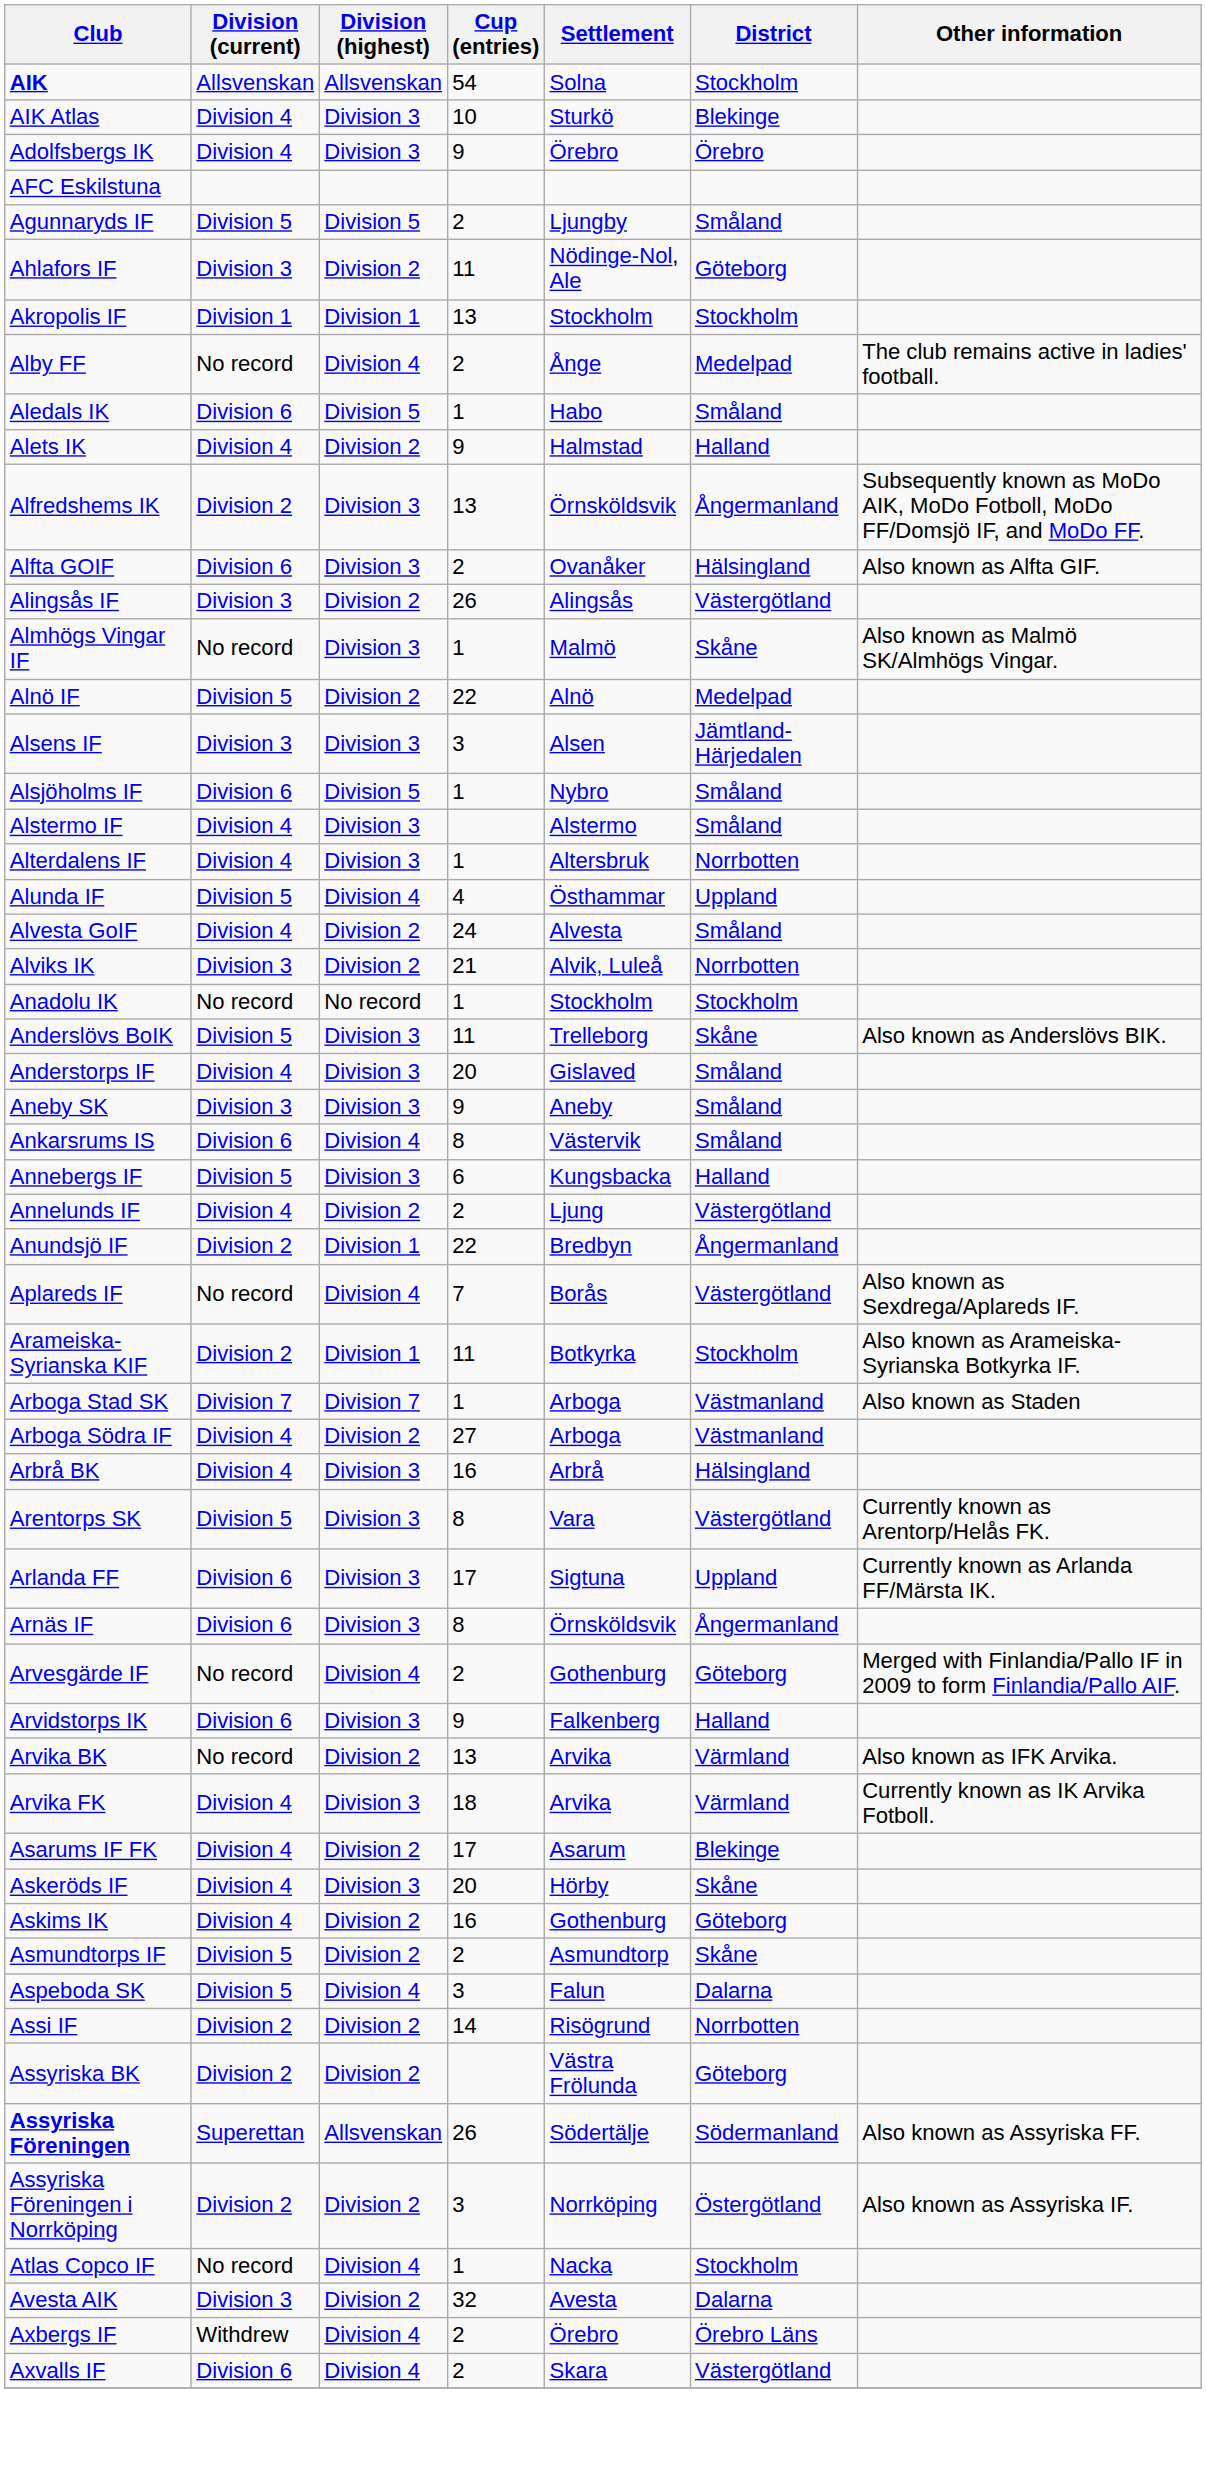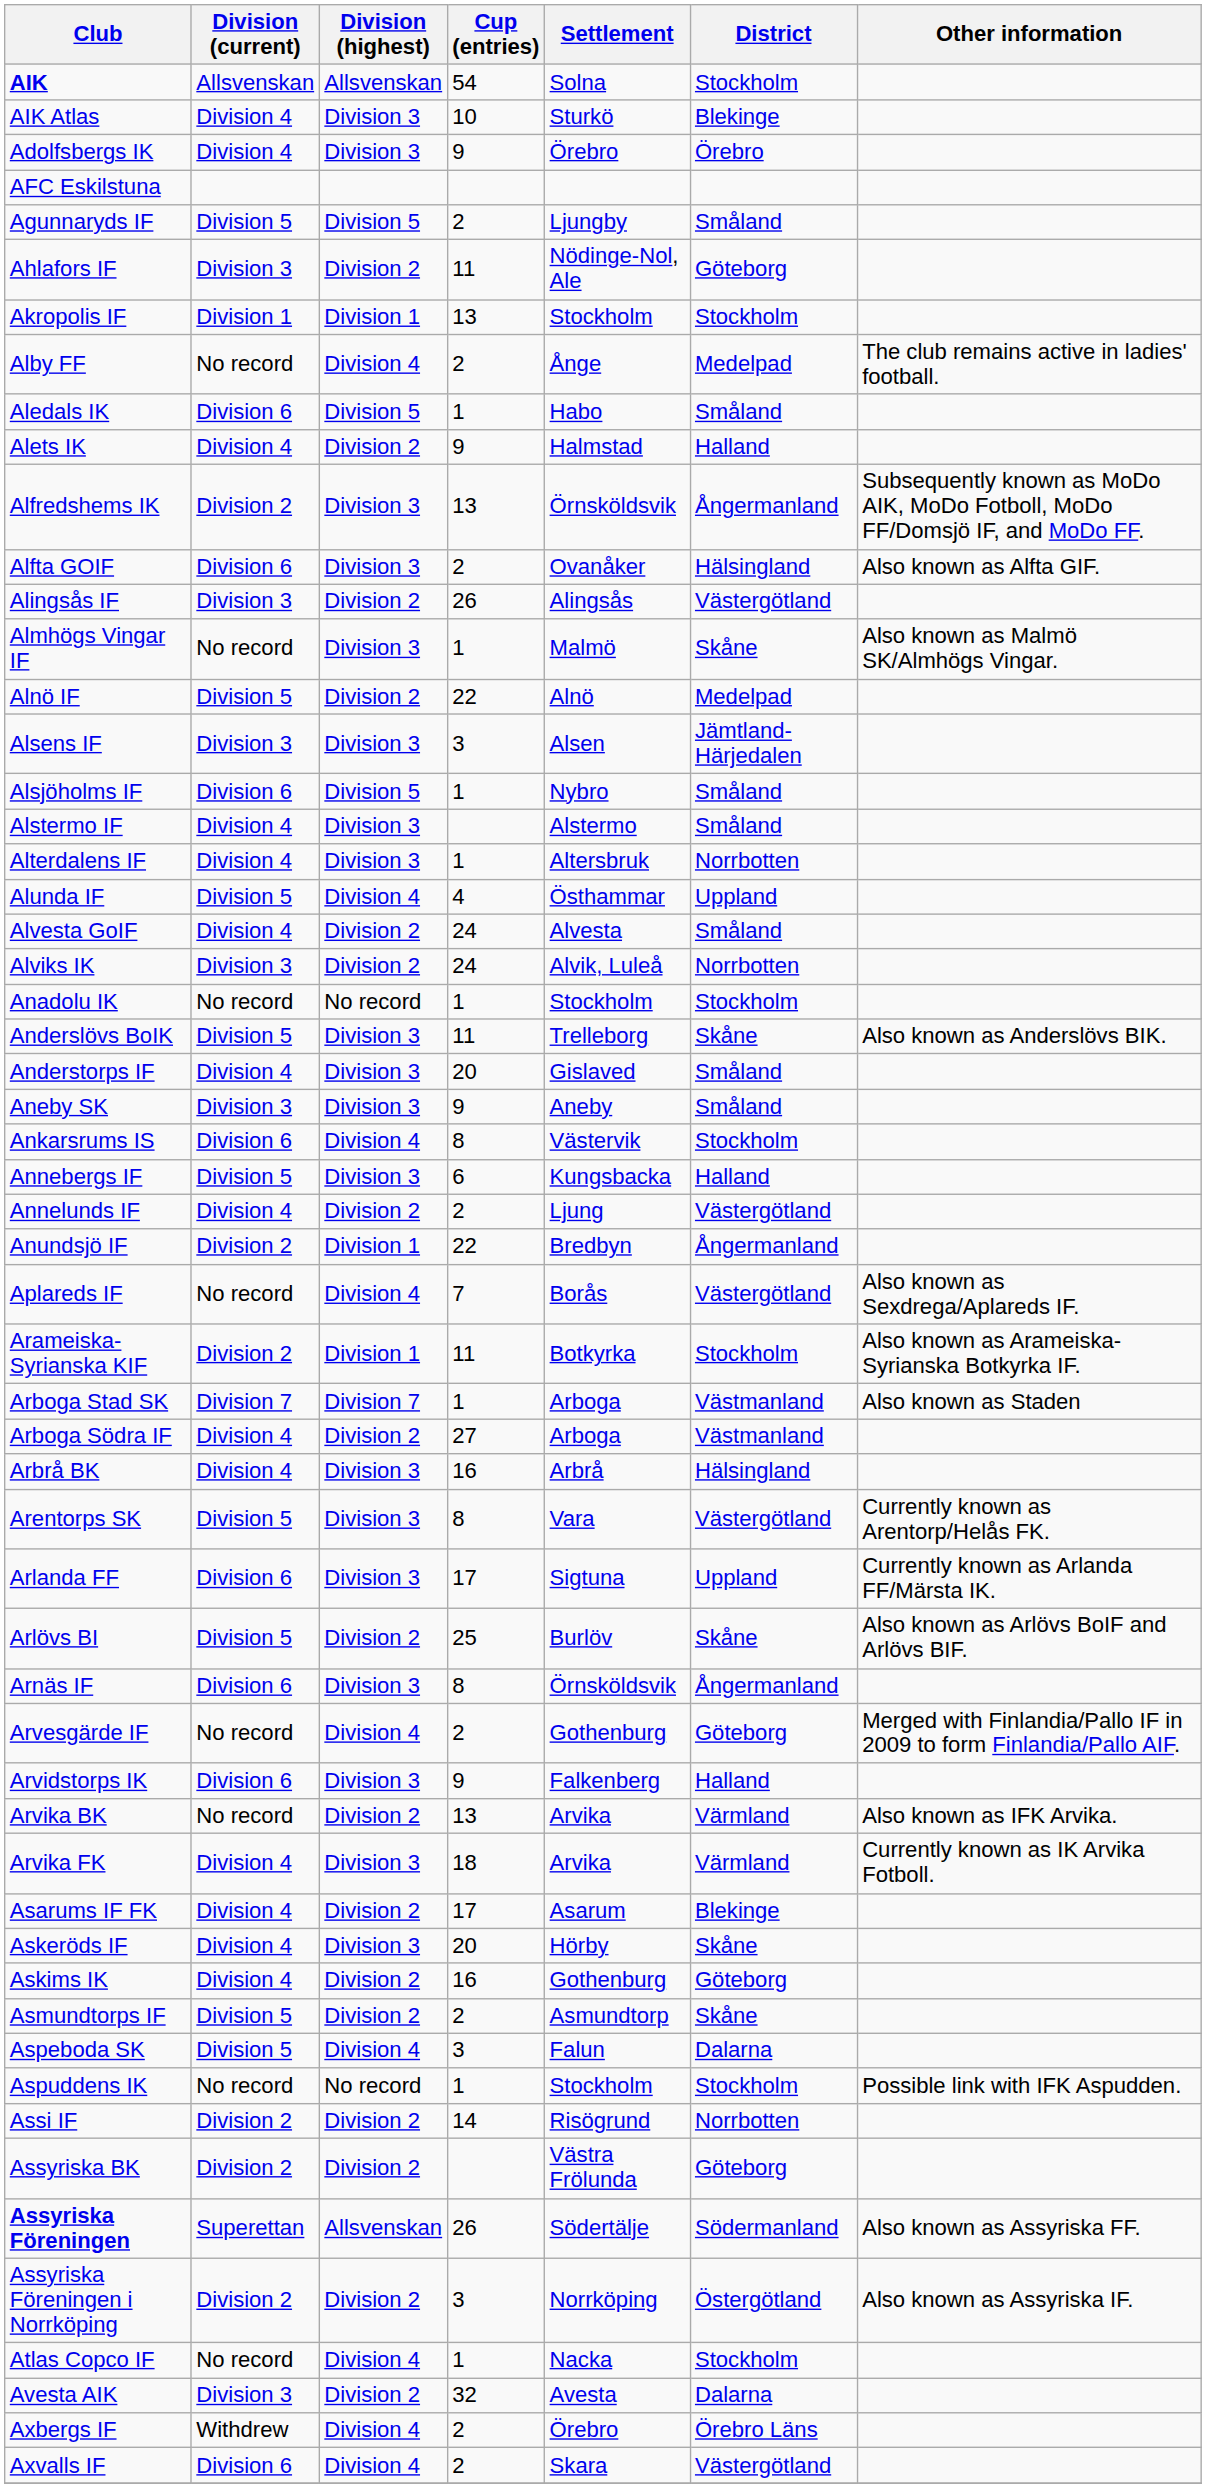(465, 966) 21 -> (465, 966) 24
(739, 1141) Småland -> (746, 1141) Stockholm
+ row: (54, 1638)
+ row: (79, 2085)
